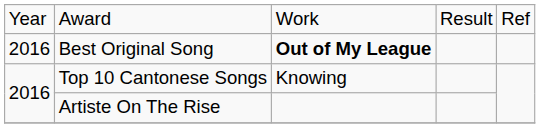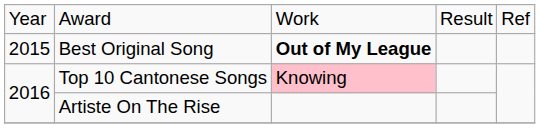(30, 48) 2016 -> (30, 48) 2015
(311, 78) no background -> (311, 78) pink background
